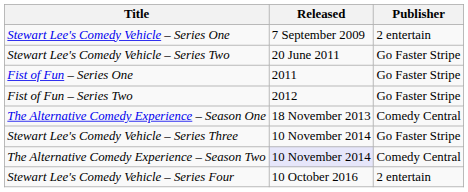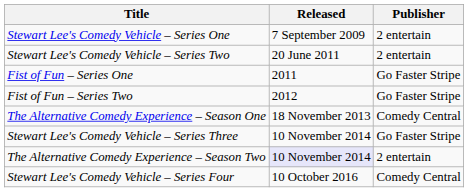(418, 55) Go Faster Stripe -> (404, 55) 2 entertain
(419, 156) Comedy Central -> (404, 156) 2 entertain
(404, 177) 2 entertain -> (419, 177) Comedy Central
